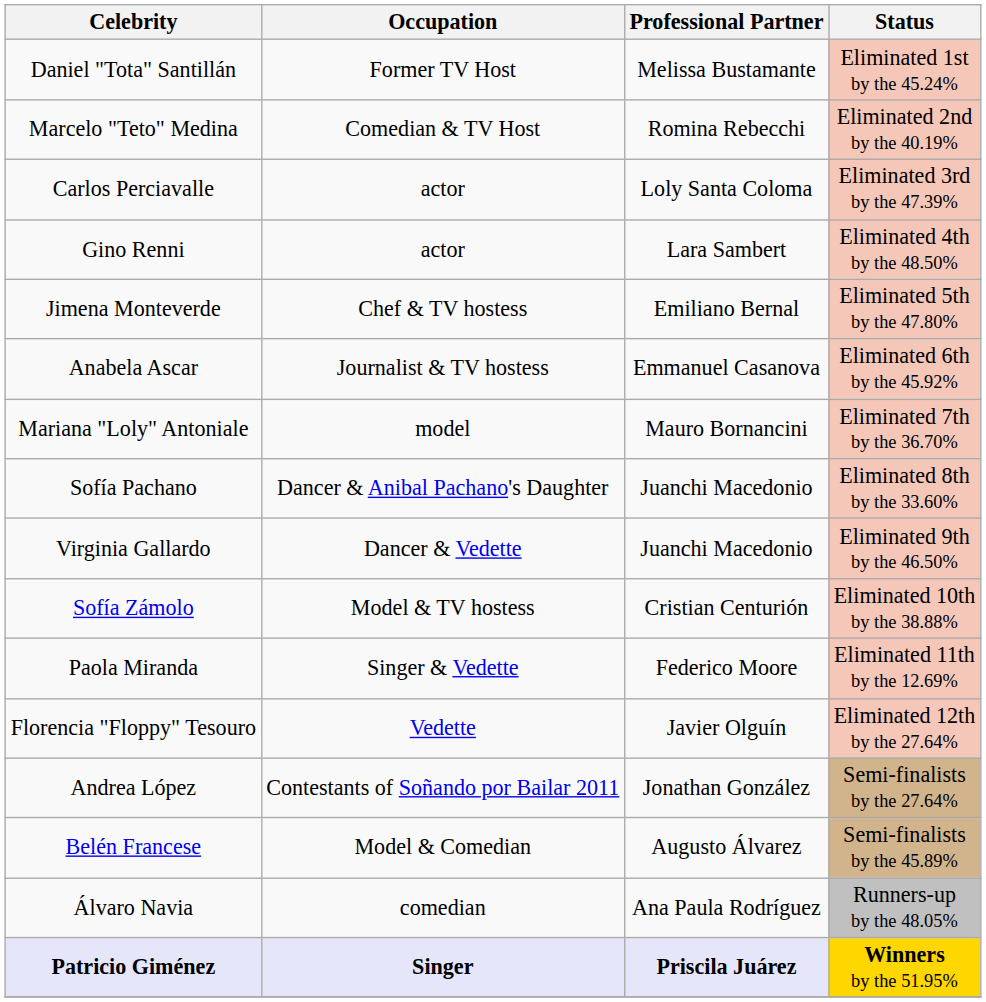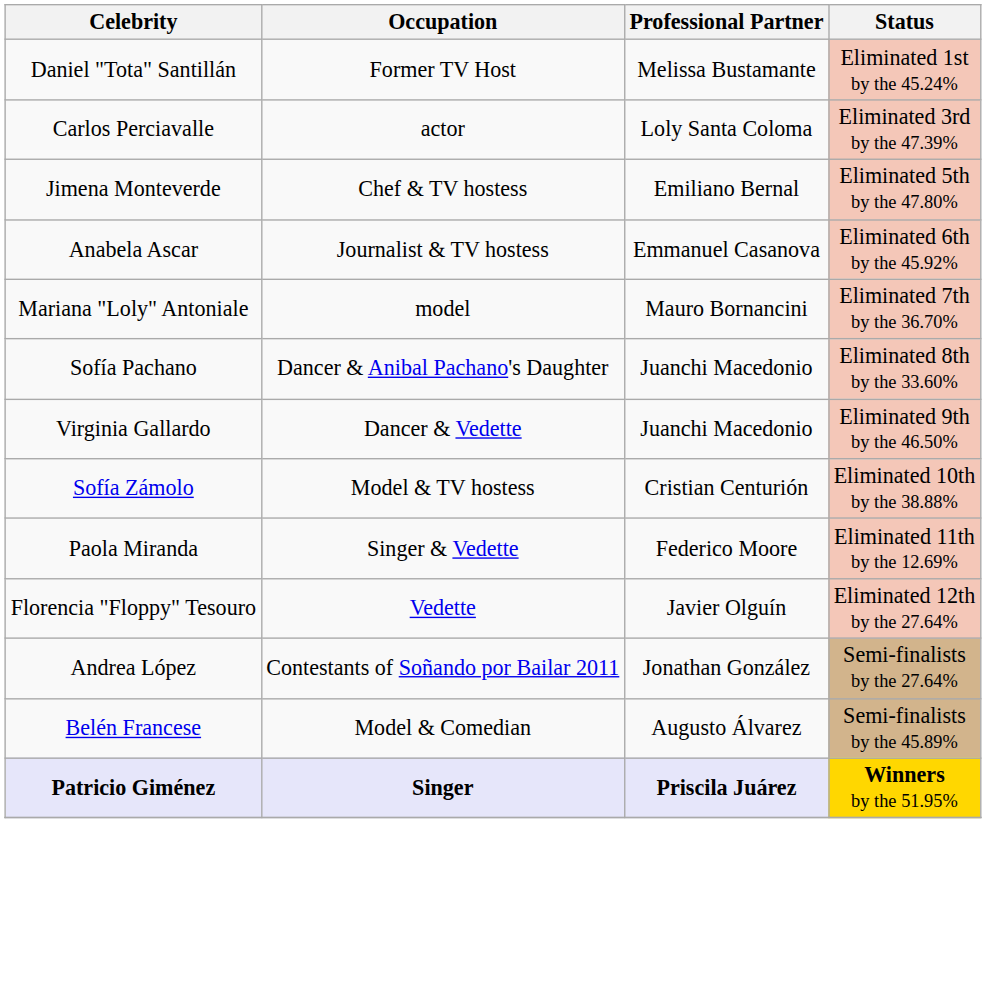- row: (133, 129)
- row: (133, 249)
- row: (133, 907)
